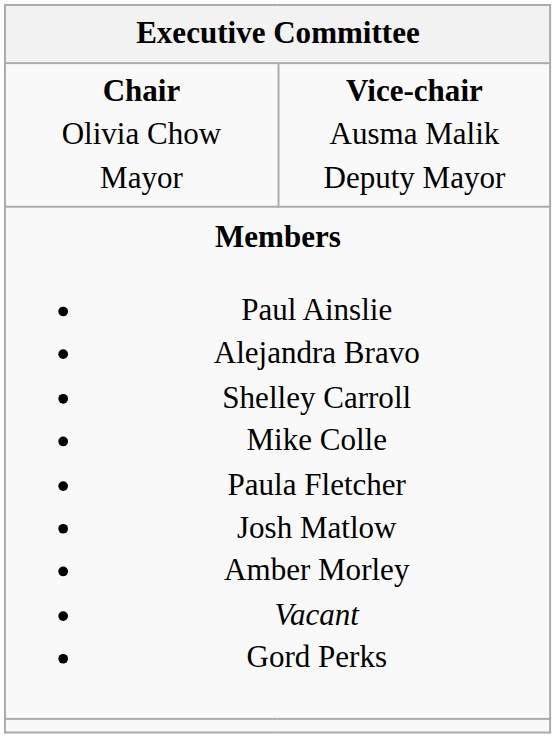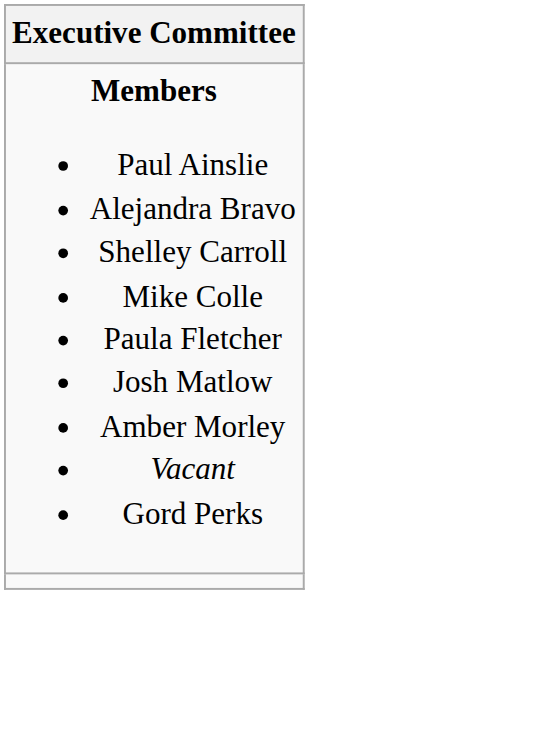- row: (141, 134)
